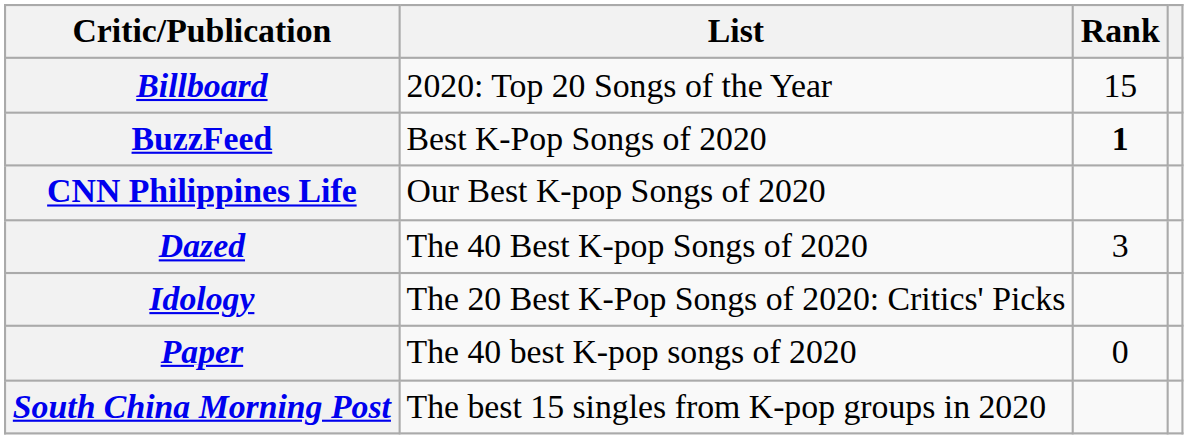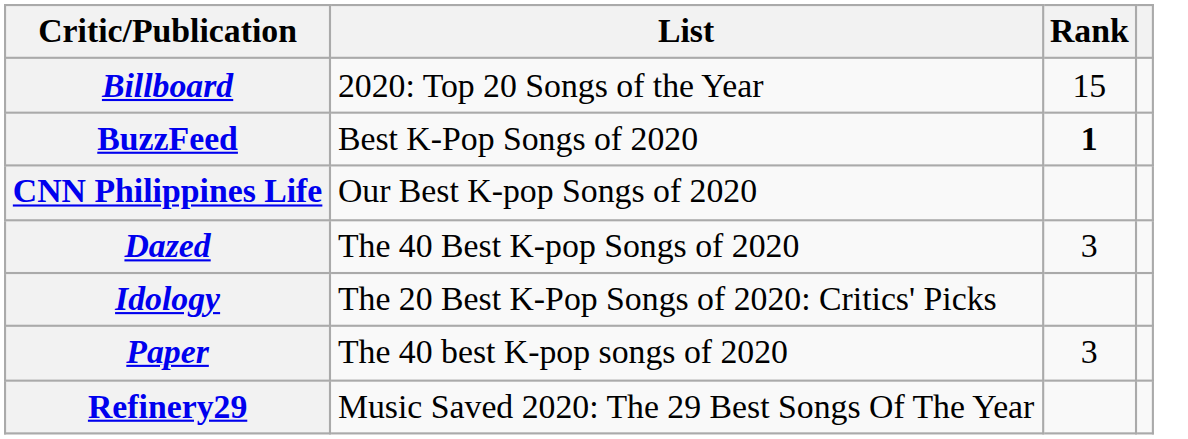(1120, 352) 0 -> (1089, 352) 3
+ row: (168, 406)
- row: (202, 406)
